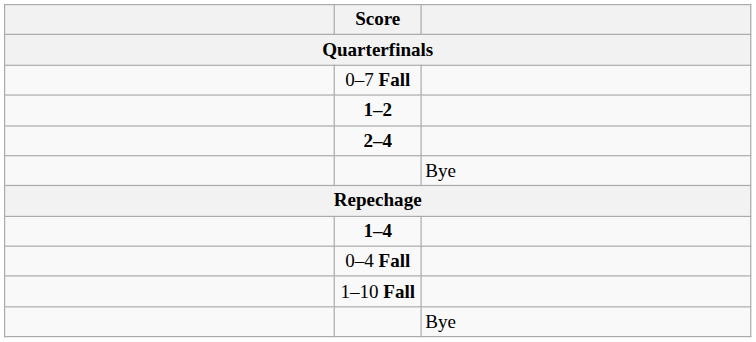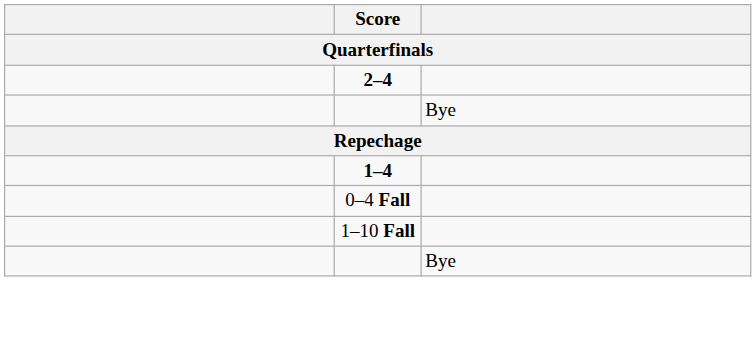- row: (378, 79)
- row: (378, 110)
